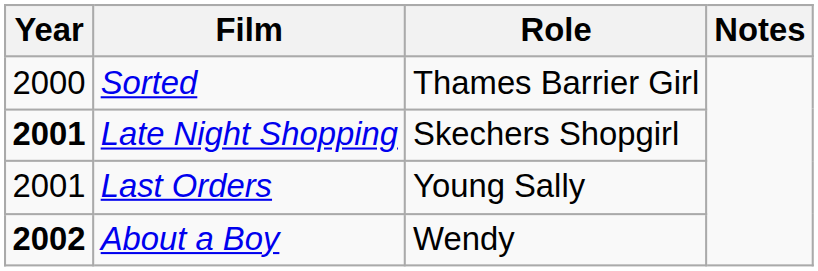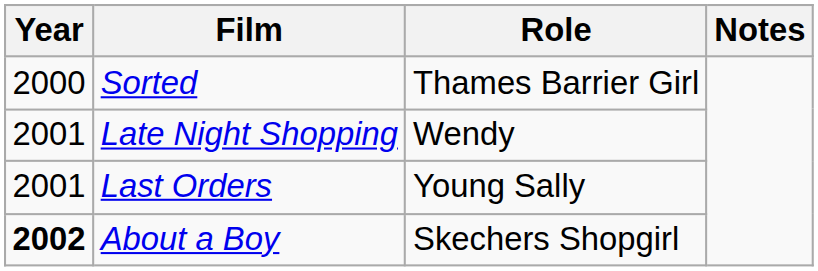(49, 134) bold -> (49, 134) normal
(546, 134) Skechers Shopgirl -> (464, 134) Wendy
(464, 238) Wendy -> (546, 238) Skechers Shopgirl
